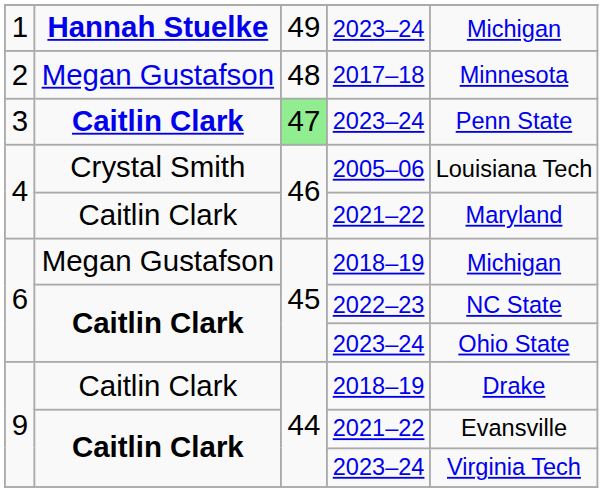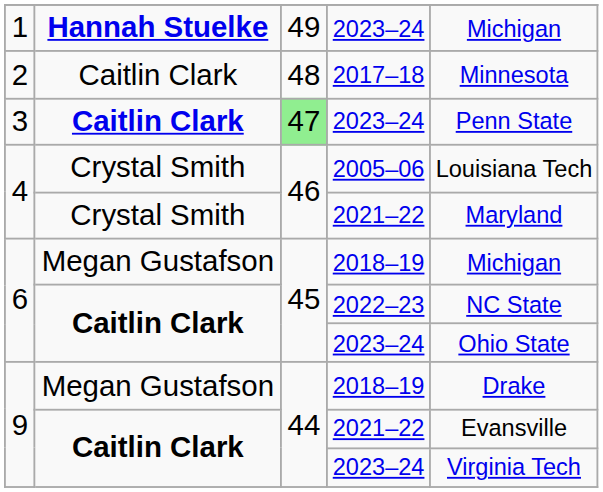(158, 74) Megan Gustafson -> (158, 74) Caitlin Clark
(158, 214) Caitlin Clark -> (158, 214) Crystal Smith
(158, 385) Caitlin Clark -> (158, 385) Megan Gustafson
